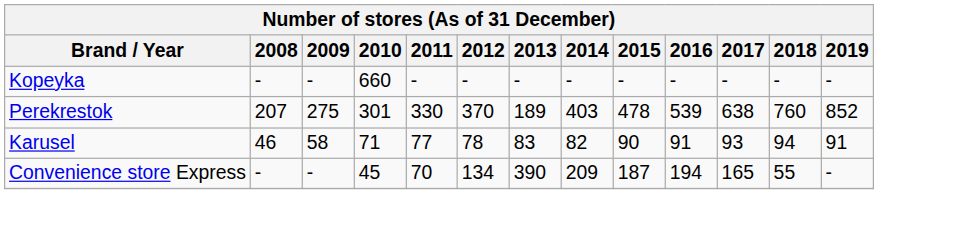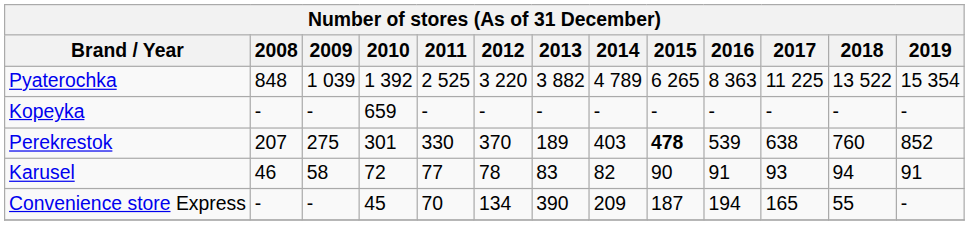+ row: (63, 81)
(375, 81) 660 -> (380, 111) 659
(634, 111) normal -> (667, 142) bold
(370, 142) 71 -> (375, 173) 72
